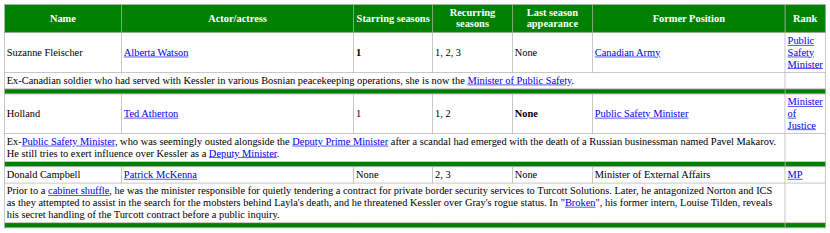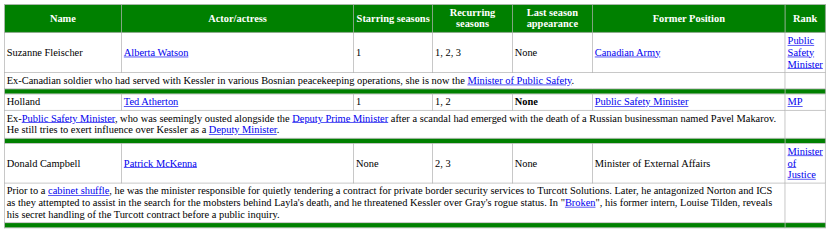(359, 52) bold -> (359, 52) normal
(805, 113) Minister of Justice -> (795, 102) MP
(795, 175) MP -> (805, 163) Minister of Justice
